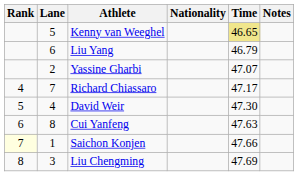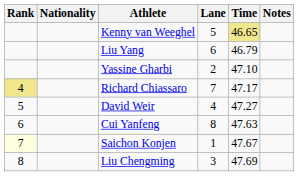columns swapped: (52, 13) <-> (198, 13)
(244, 69) 47.07 -> (244, 69) 47.10
(21, 87) no background -> (21, 87) khaki background
(244, 106) 47.30 -> (244, 106) 47.27
(244, 143) 47.66 -> (244, 143) 47.67
